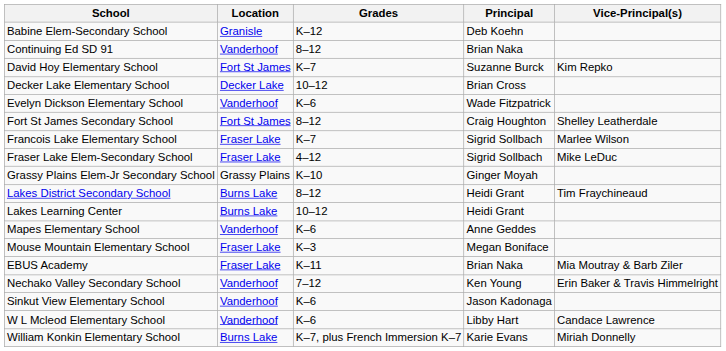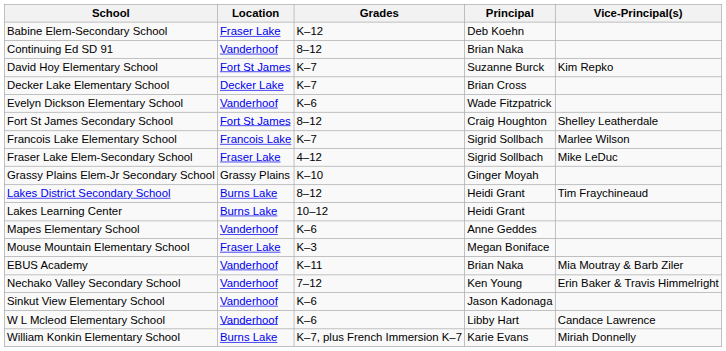(241, 31) Granisle -> (250, 31) Fraser Lake
(312, 85) 10–12 -> (307, 85) K–7
(250, 139) Fraser Lake -> (256, 139) Francois Lake
(250, 265) Fraser Lake -> (249, 265) Vanderhoof
